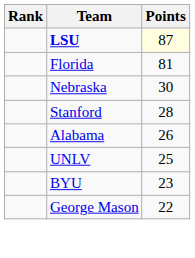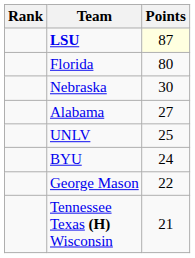(166, 64) 81 -> (166, 64) 80
- row: (76, 111)
(166, 135) 26 -> (166, 111) 27
(166, 183) 23 -> (166, 159) 24
+ row: (81, 224)
